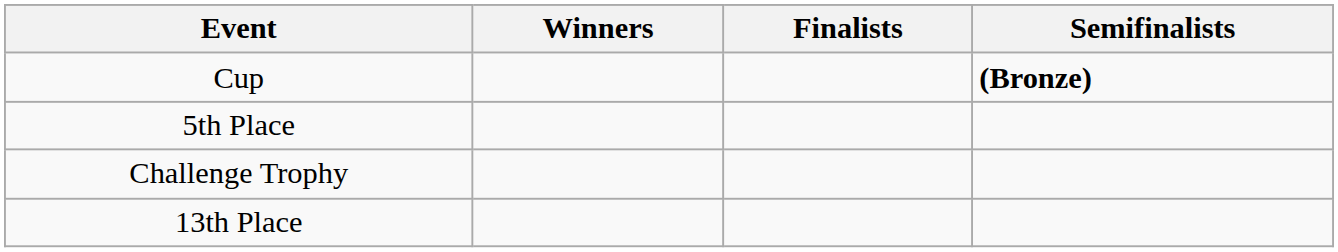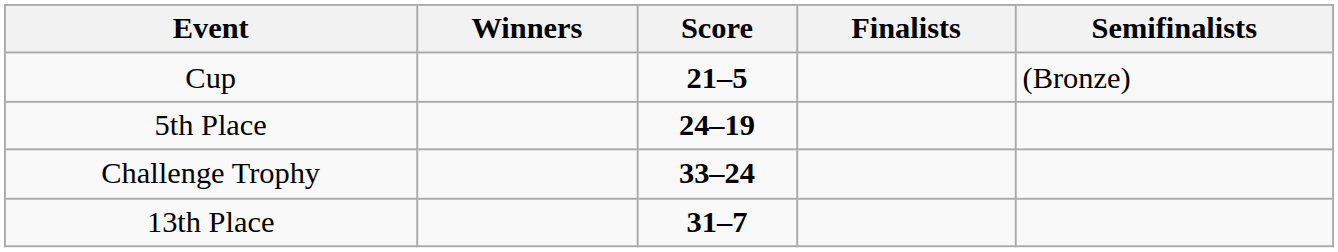+ column: (717, 28)
(1036, 76) bold -> (1077, 76) normal
